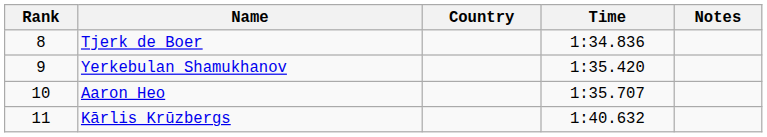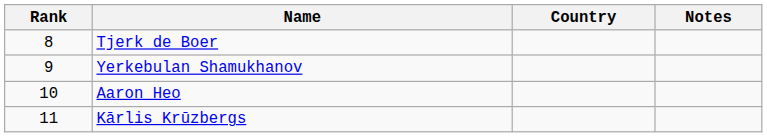- column: (607, 17)
